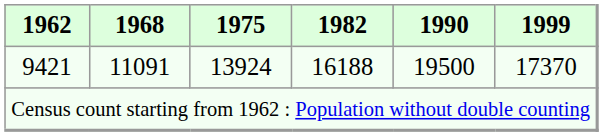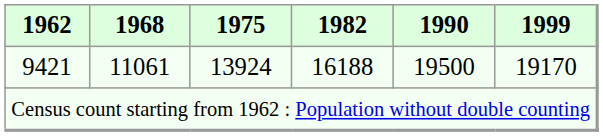(140, 66) 11091 -> (140, 66) 11061
(546, 66) 17370 -> (546, 66) 19170
